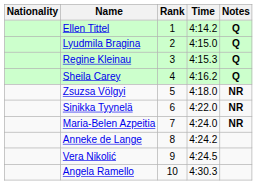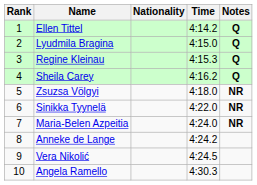columns swapped: (172, 12) <-> (32, 12)
